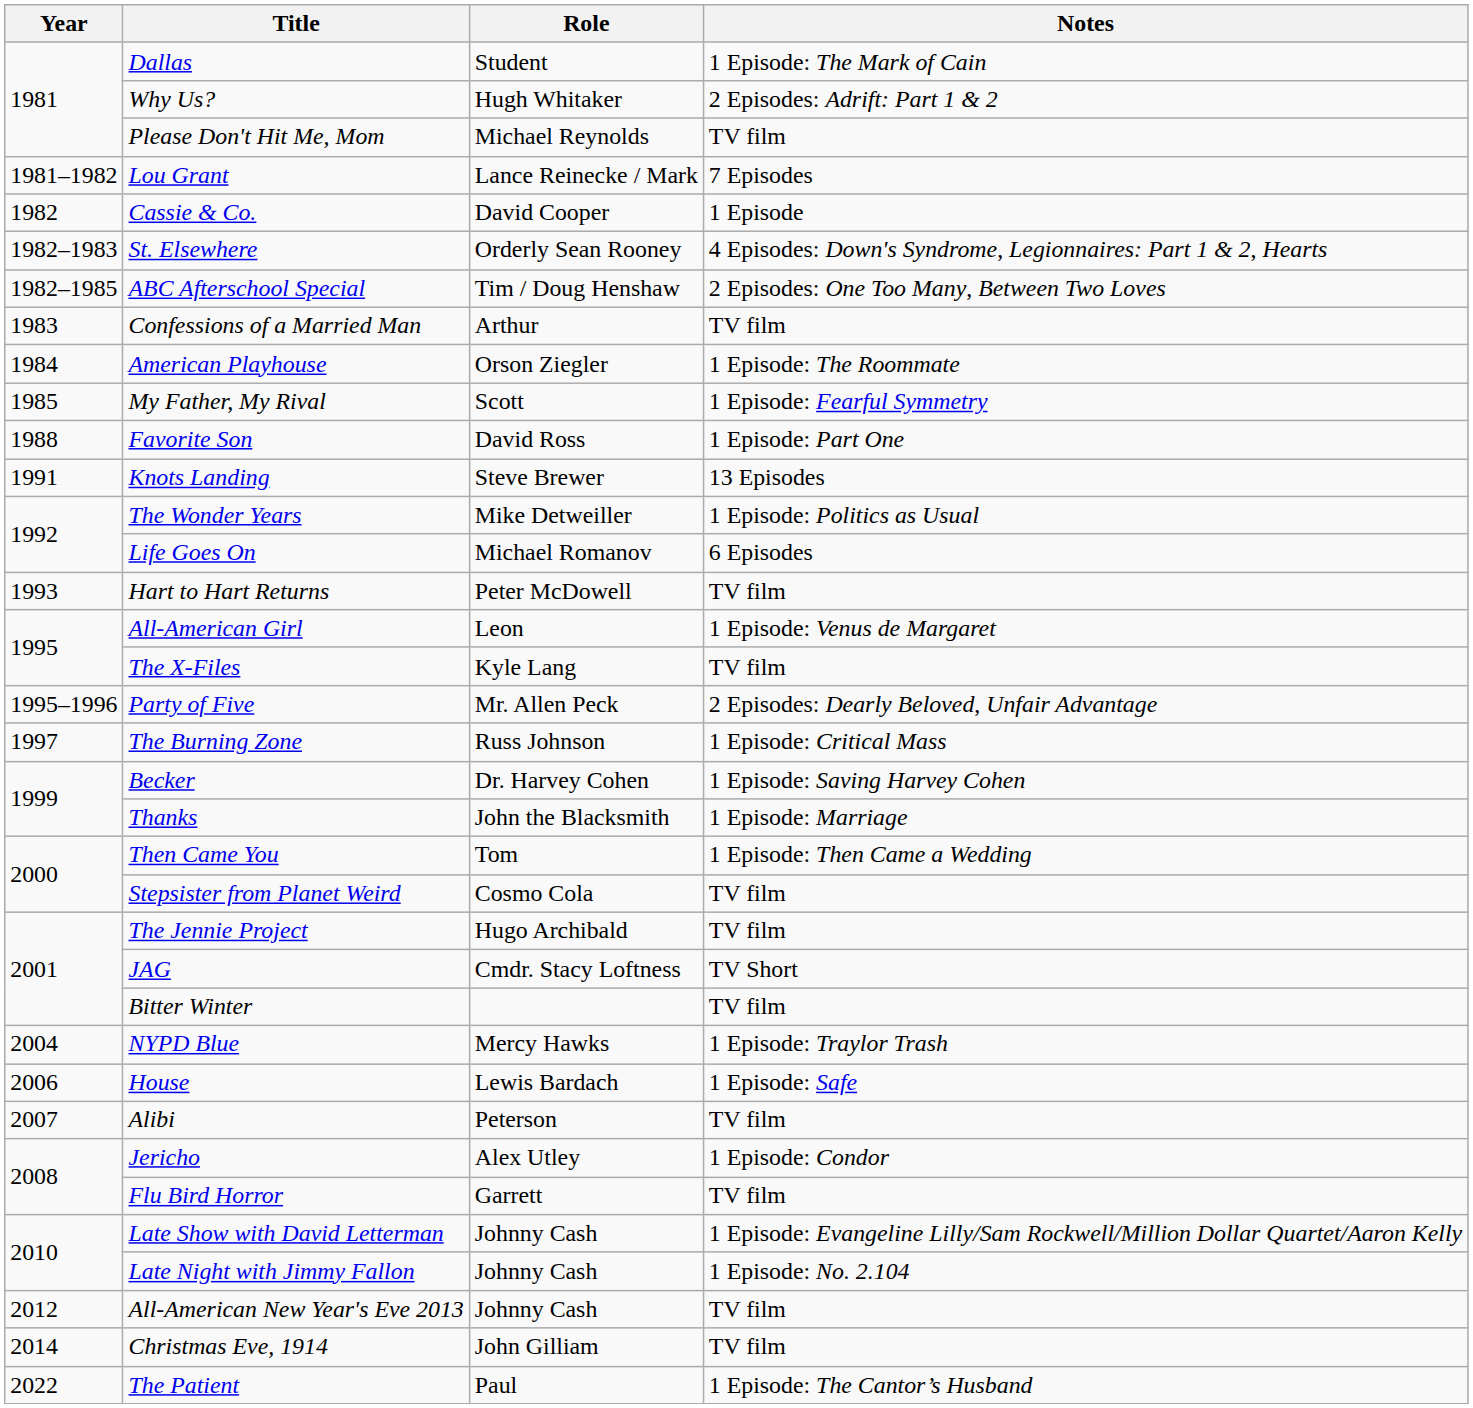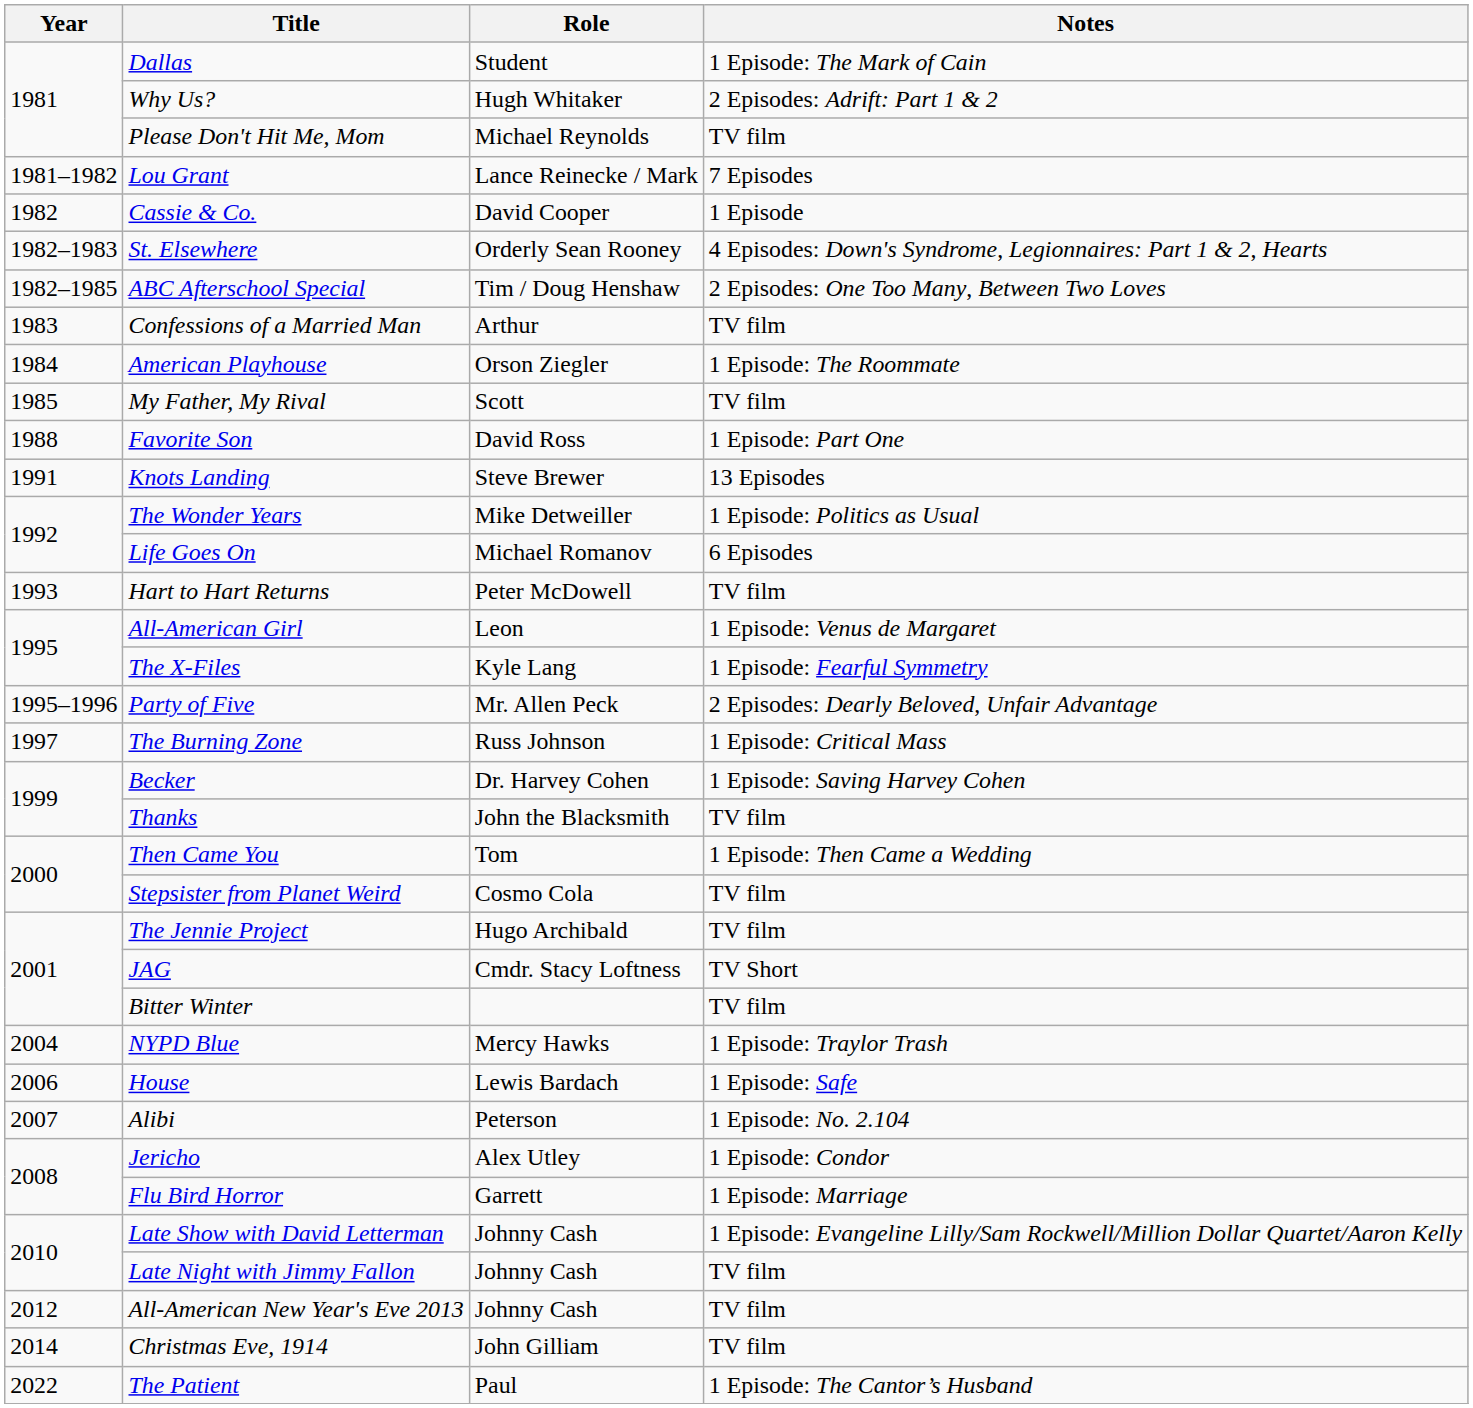(848, 401) 1 Episode: Fearful Symmetry -> (747, 401) TV film
(747, 666) TV film -> (848, 666) 1 Episode: Fearful Symmetry
(808, 817) 1 Episode: Marriage -> (747, 817) TV film
(747, 1119) TV film -> (809, 1119) 1 Episode: No. 2.104
(747, 1195) TV film -> (808, 1195) 1 Episode: Marriage
(809, 1271) 1 Episode: No. 2.104 -> (747, 1271) TV film
